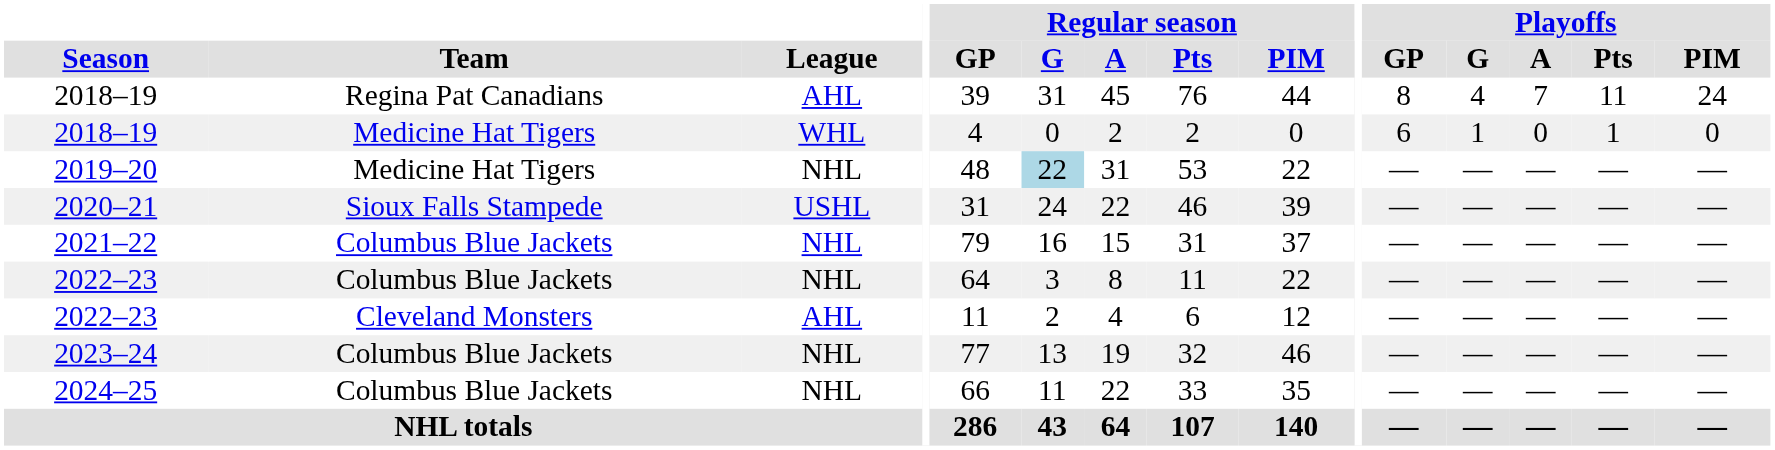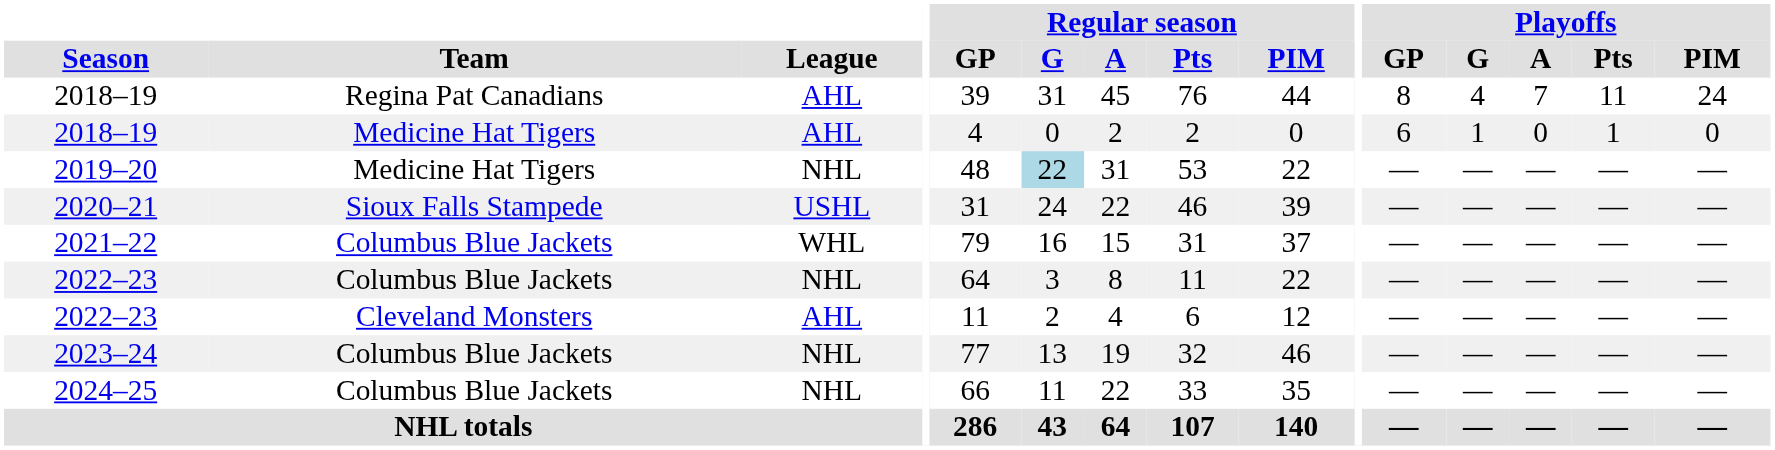(832, 132) WHL -> (832, 132) AHL
(832, 242) NHL -> (832, 242) WHL
